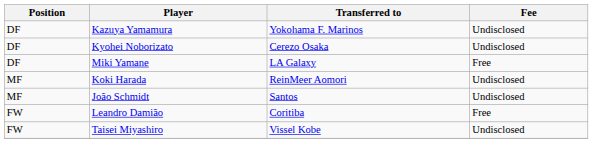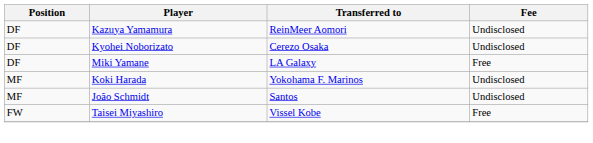(316, 29) Yokohama F. Marinos -> (308, 29) ReinMeer Aomori
(308, 79) ReinMeer Aomori -> (316, 79) Yokohama F. Marinos
- row: (127, 113)
(498, 130) Undisclosed -> (482, 113) Free
